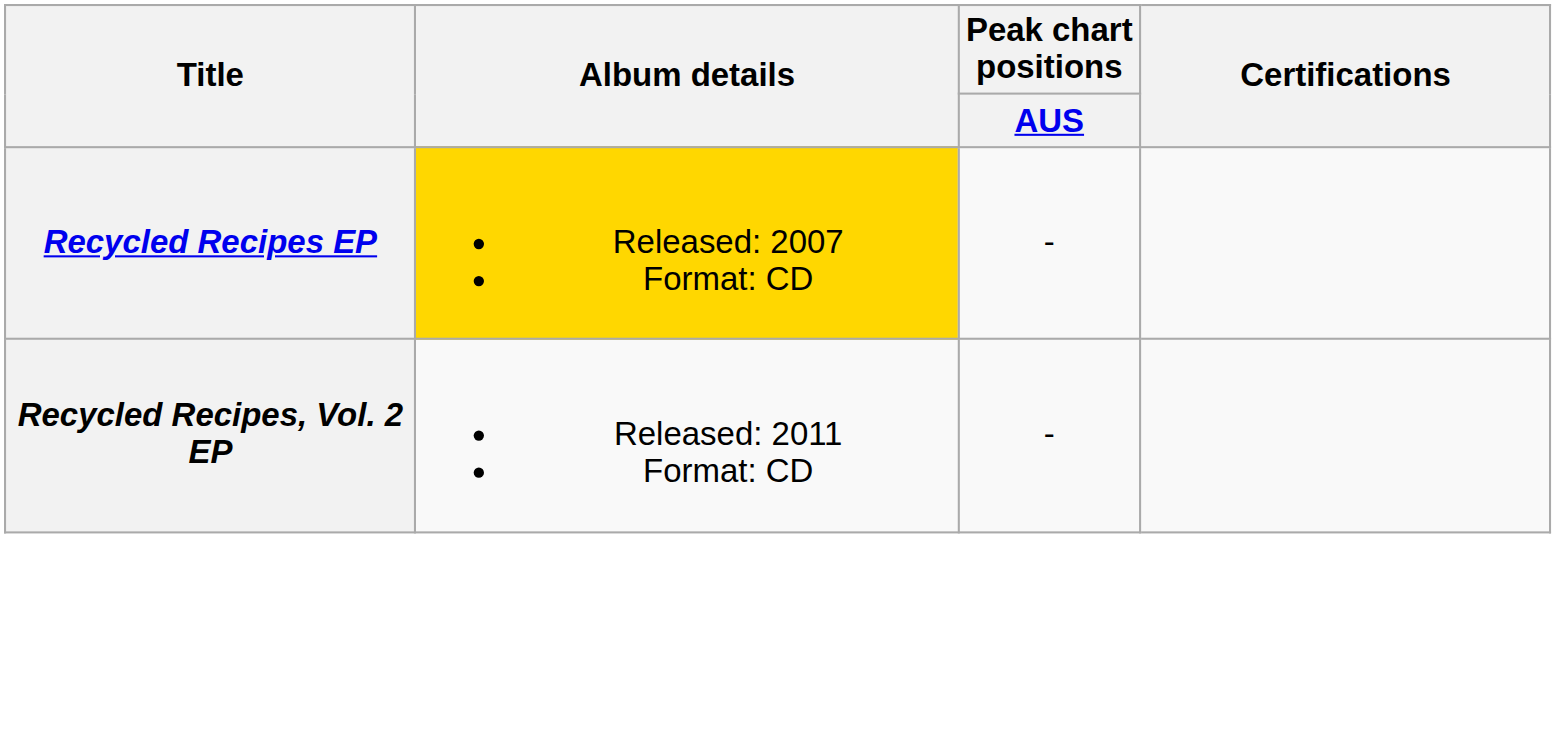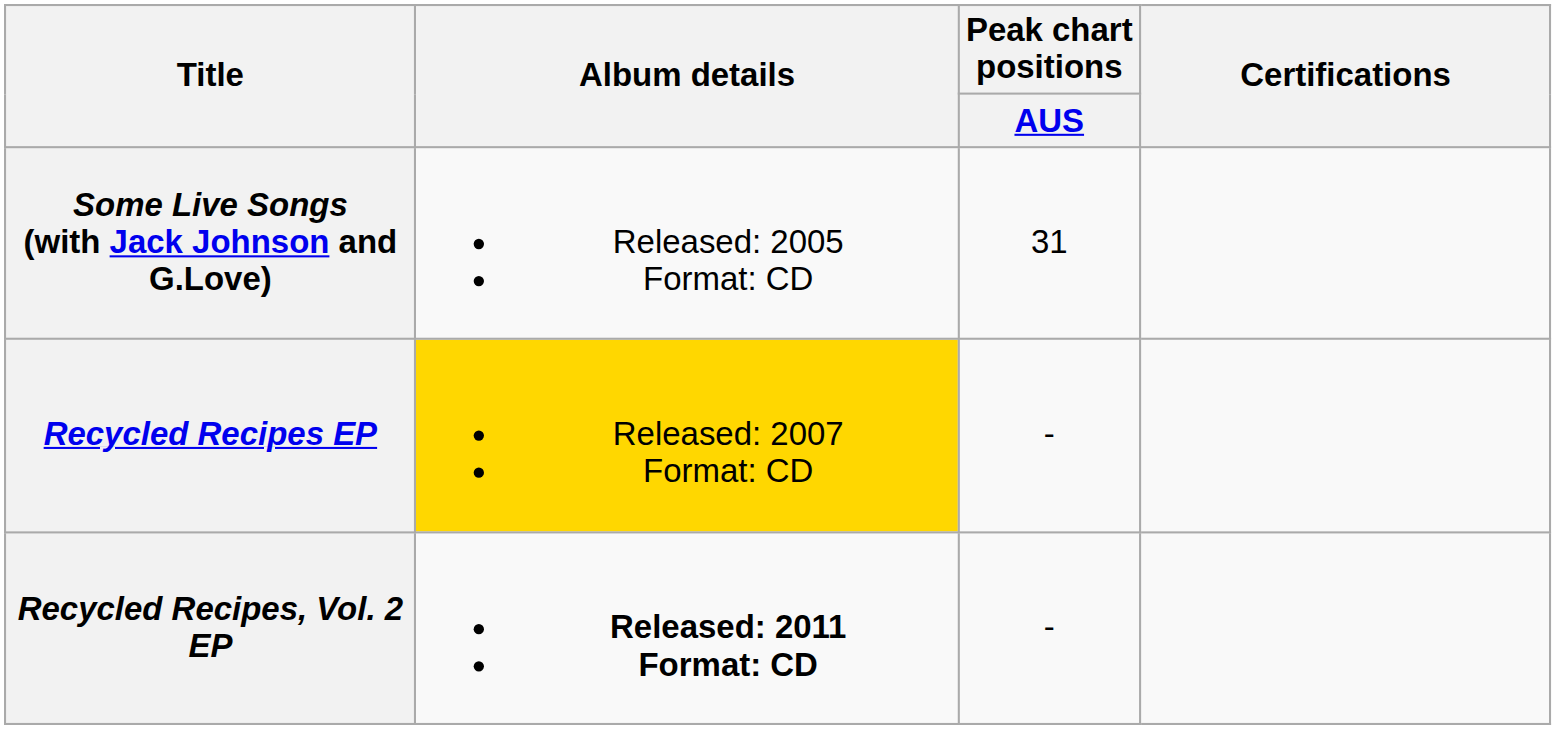+ row: (210, 242)
(687, 454) normal -> (687, 646) bold
